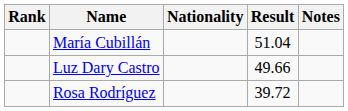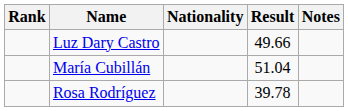rows swapped: (102, 42) <-> (106, 67)
(273, 93) 39.72 -> (273, 93) 39.78
